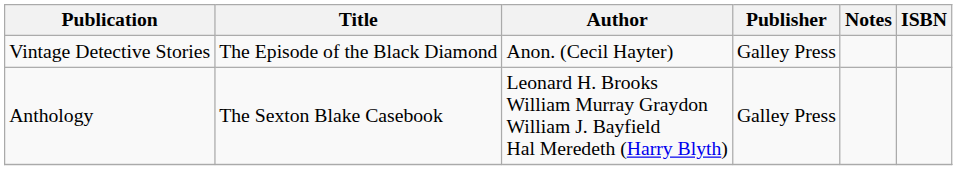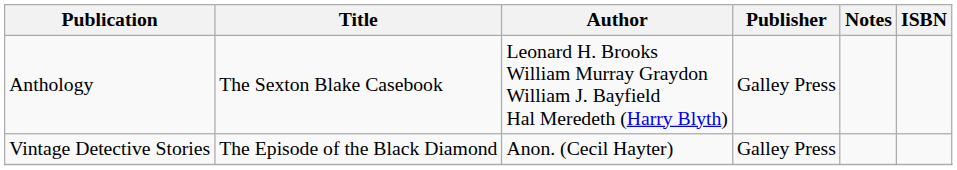rows swapped: (51, 115) <-> (110, 51)
